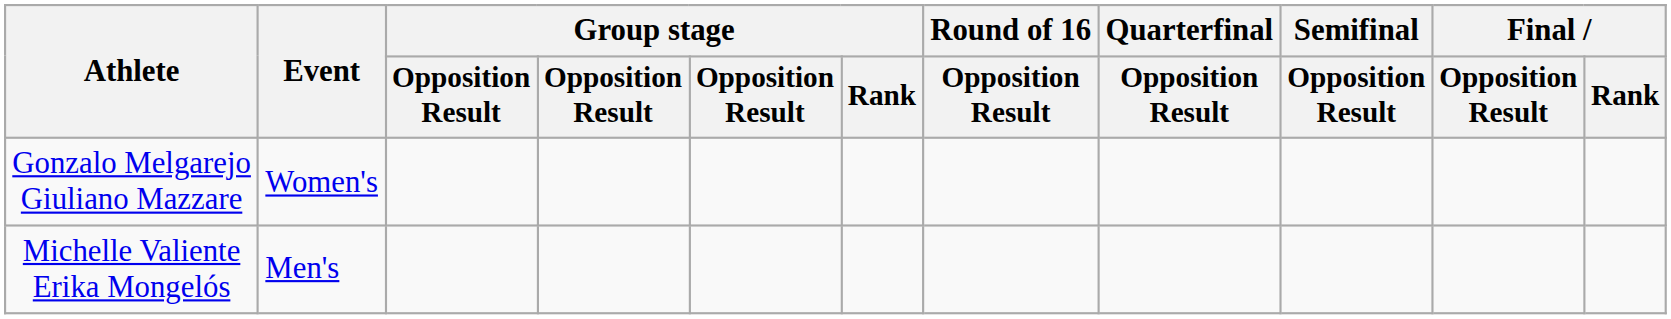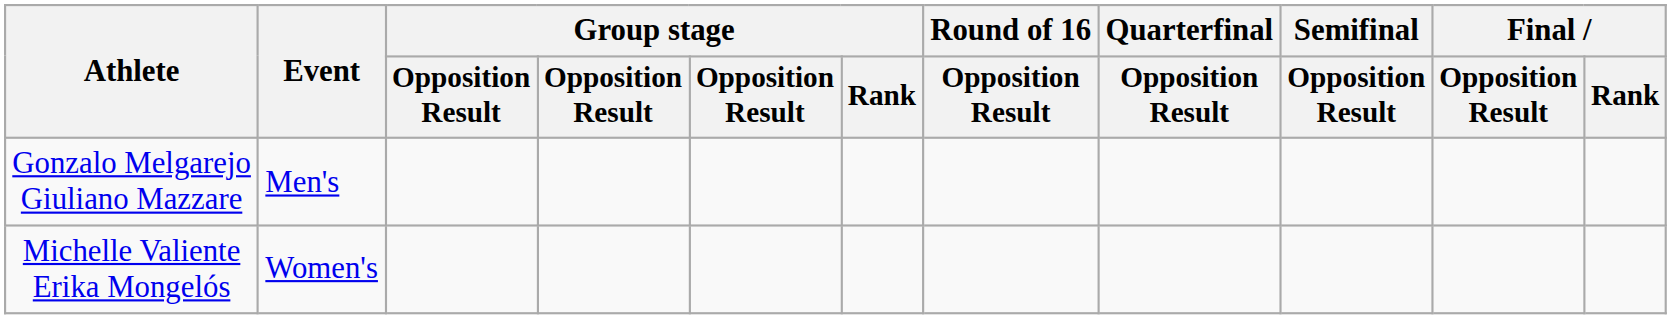(322, 181) Women's -> (302, 181) Men's
(302, 268) Men's -> (322, 268) Women's
